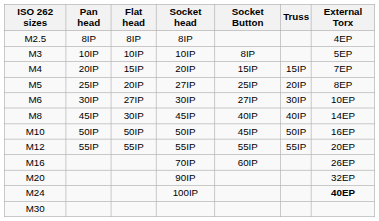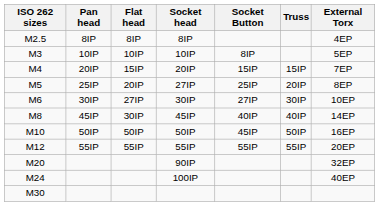- row: (185, 162)
(343, 193) bold -> (343, 178) normal
